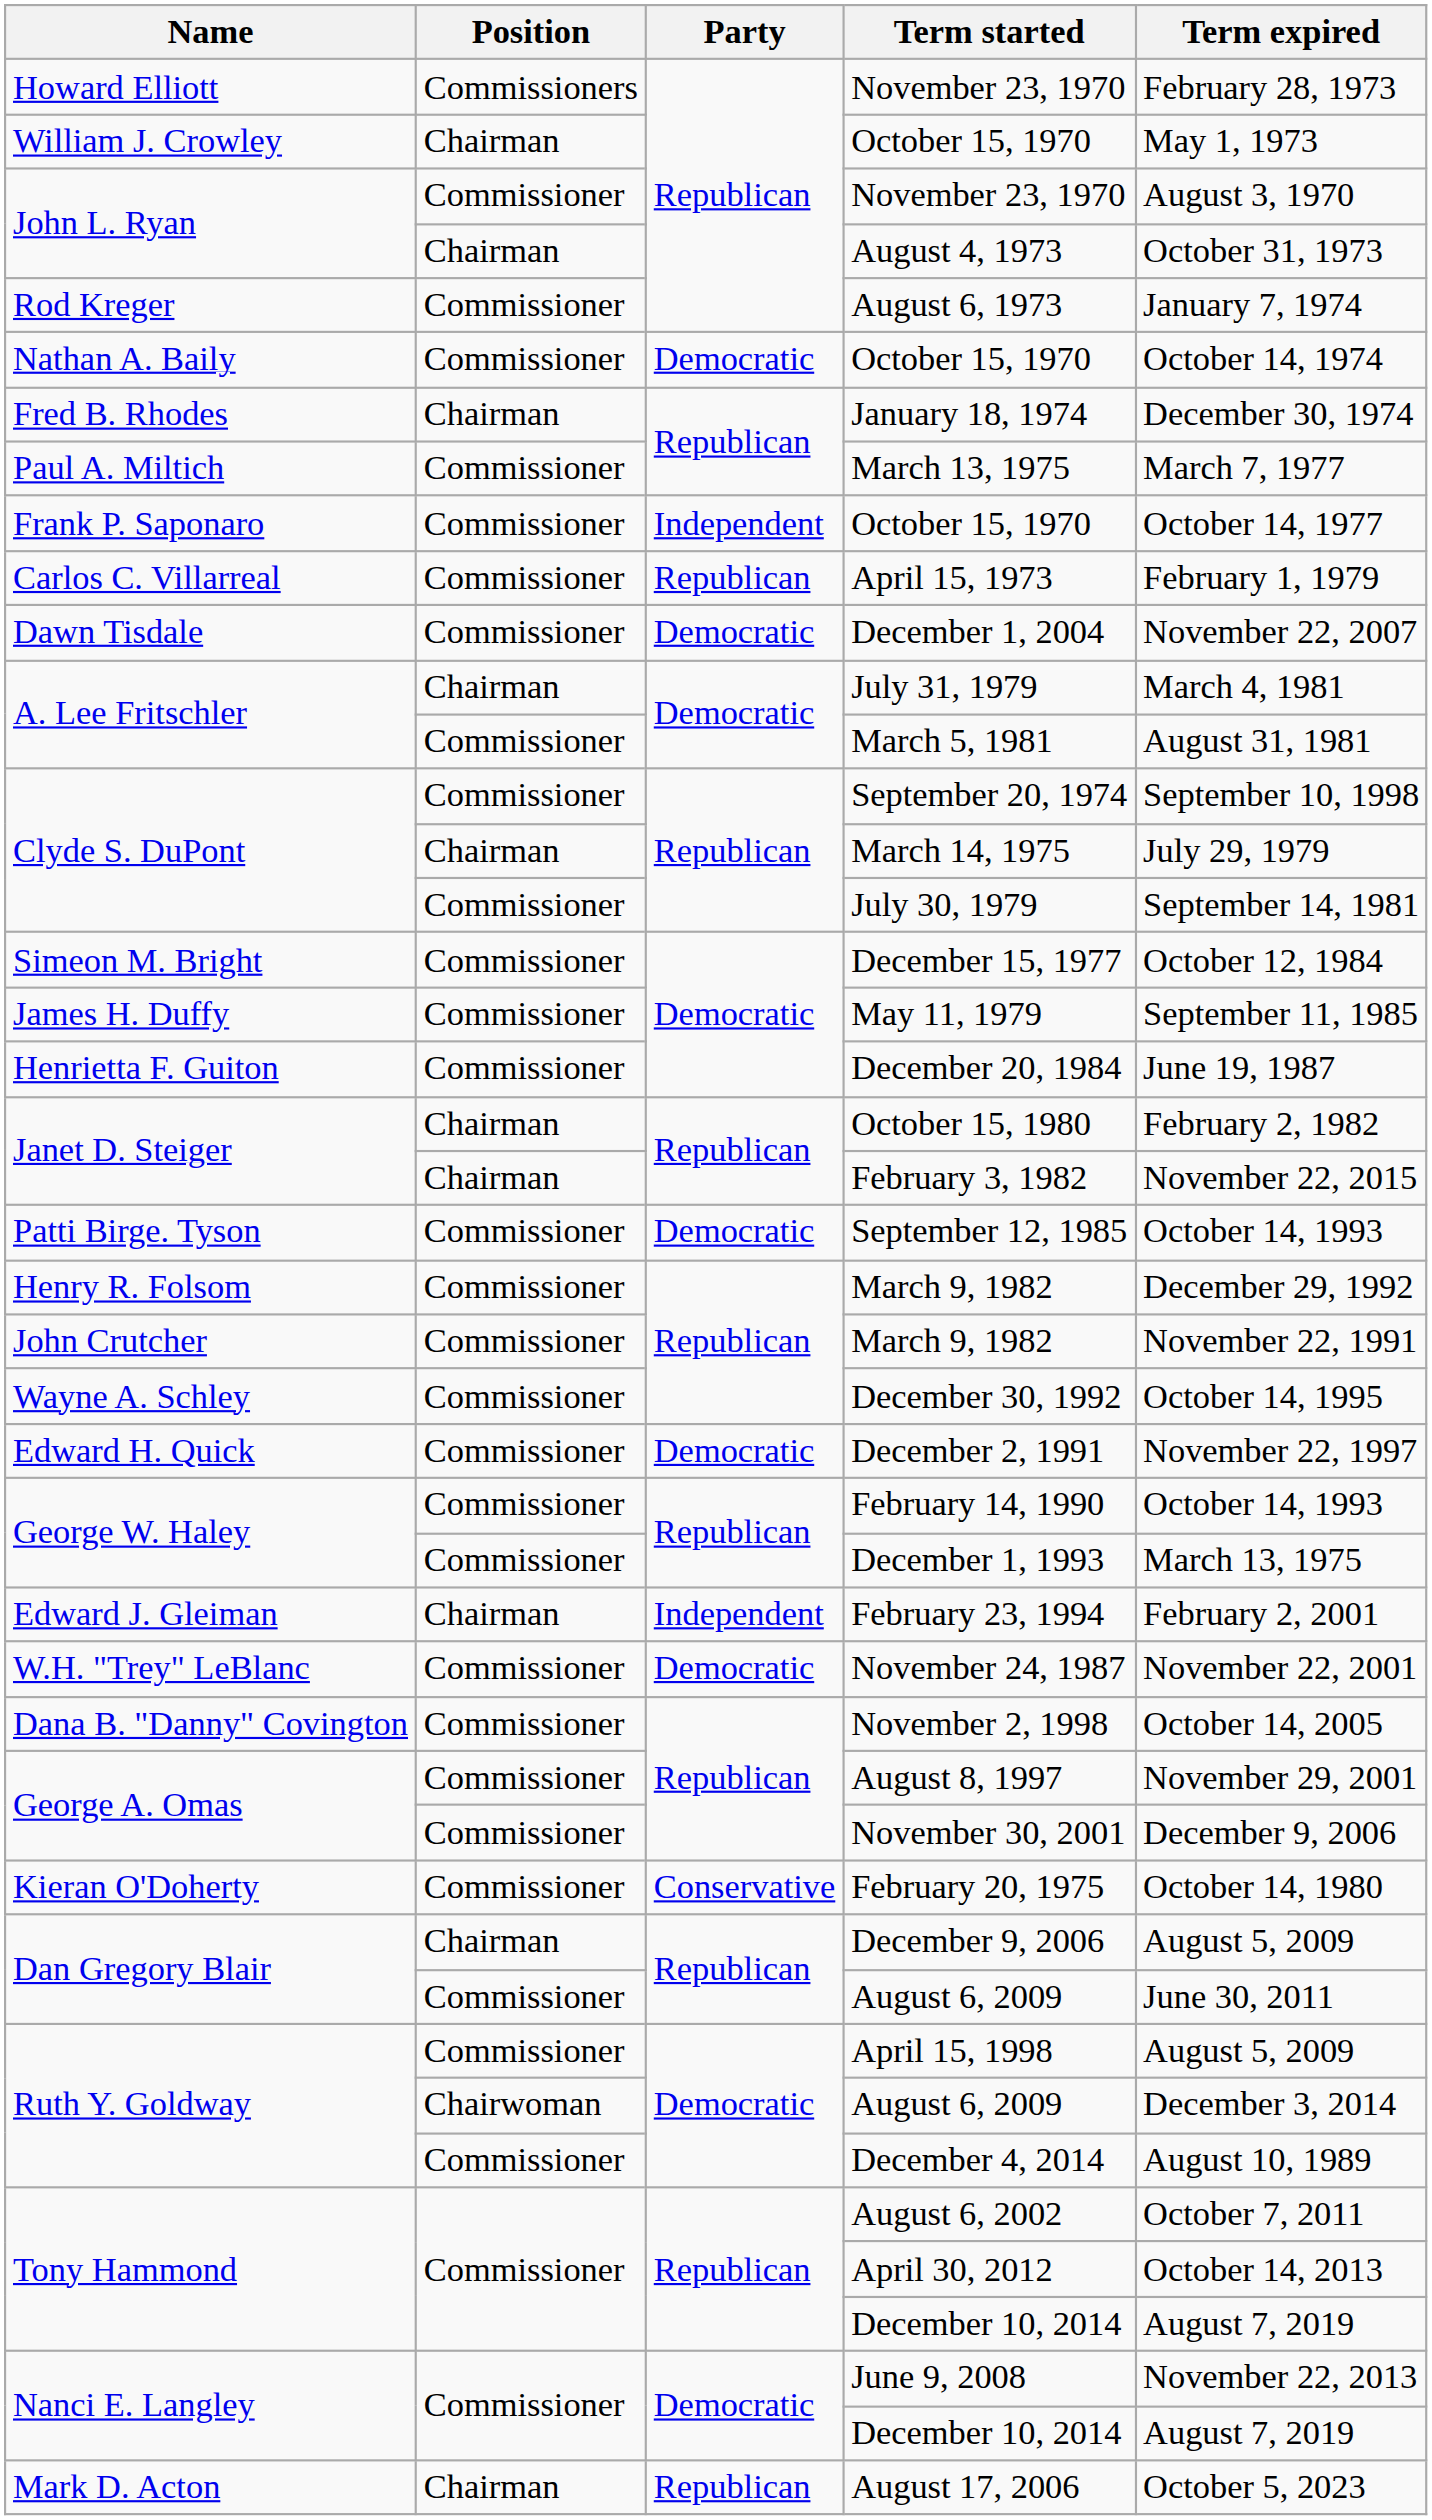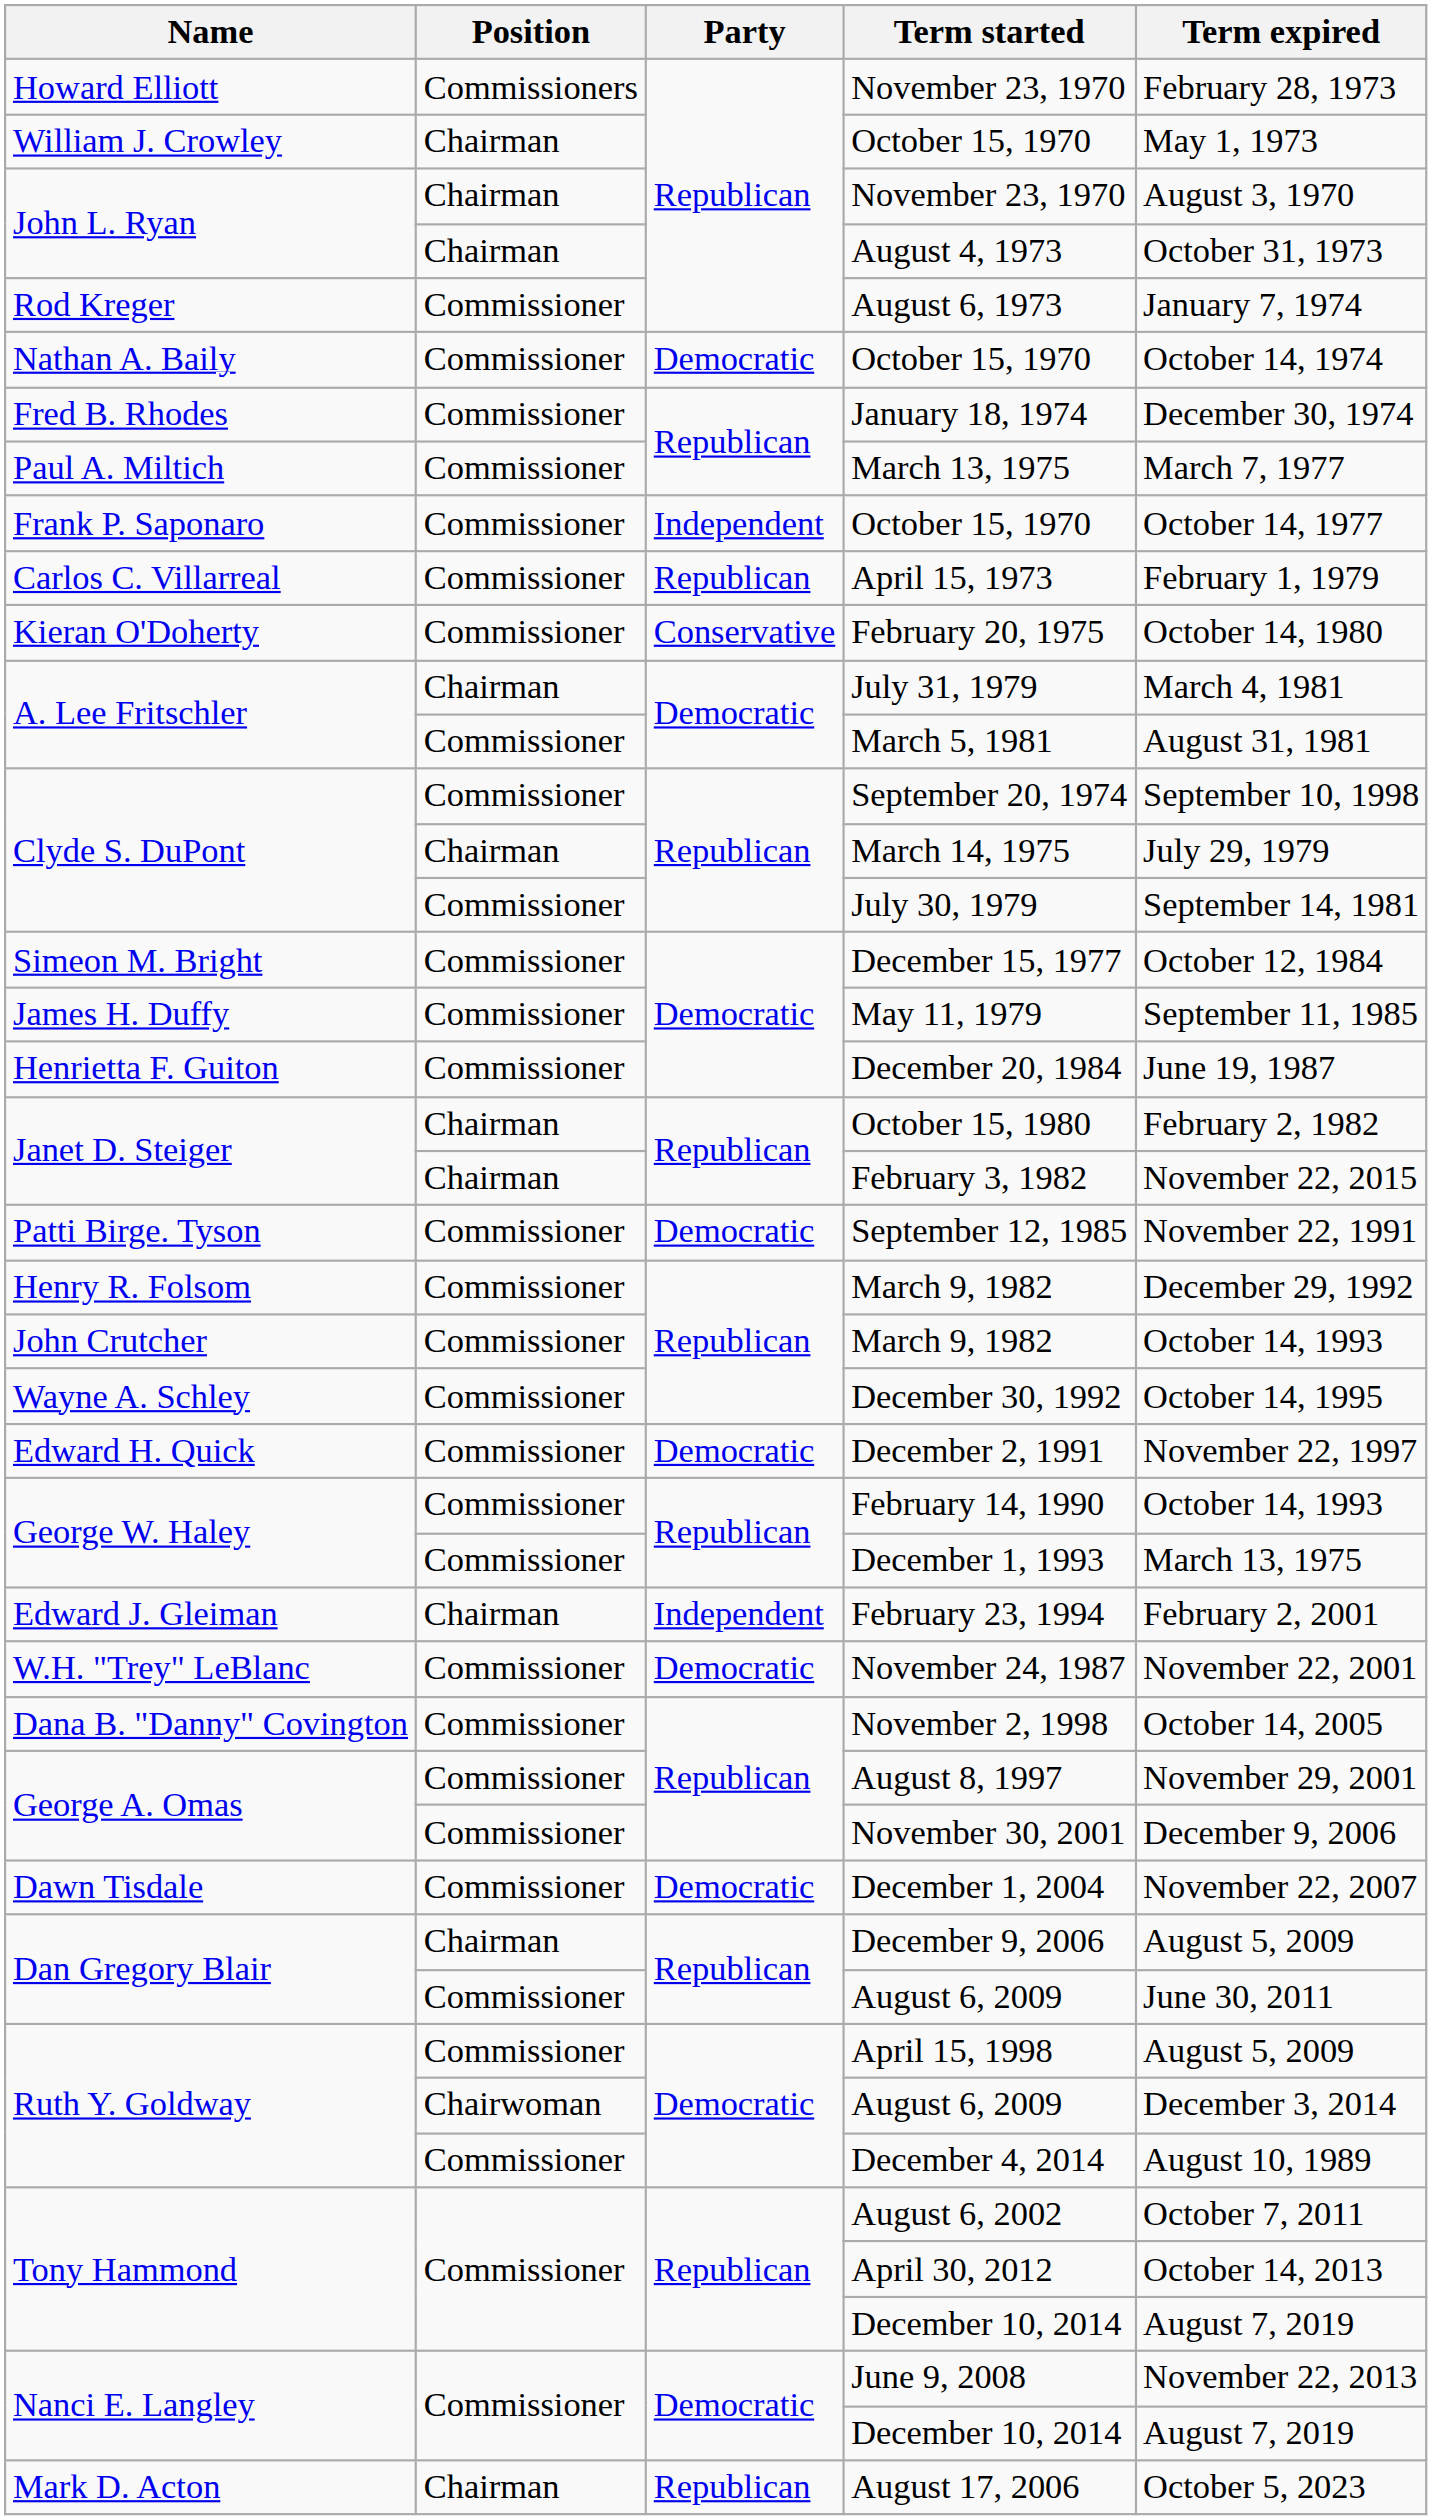(524, 195) Commissioner -> (492, 195) Chairman
(492, 413) Chairman -> (524, 413) Commissioner
rows swapped: (136, 1886) <-> (108, 631)
(1263, 1232) October 14, 1993 -> (1280, 1232) November 22, 1991
(1280, 1341) November 22, 1991 -> (1263, 1341) October 14, 1993
